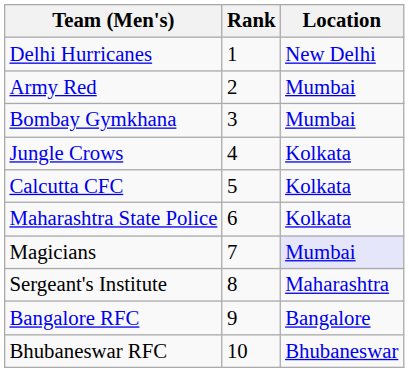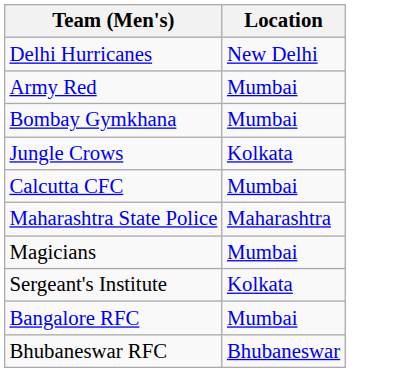- column: (251, 20)
(318, 185) Kolkata -> (262, 185) Mumbai
(318, 218) Kolkata -> (279, 218) Maharashtra
(320, 251) lavender background -> (262, 251) no background
(337, 284) Maharashtra -> (260, 284) Kolkata
(328, 317) Bangalore -> (262, 317) Mumbai
